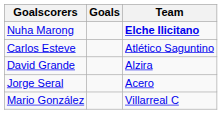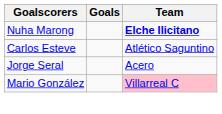- row: (41, 65)
(152, 100) no background -> (152, 83) pink background
